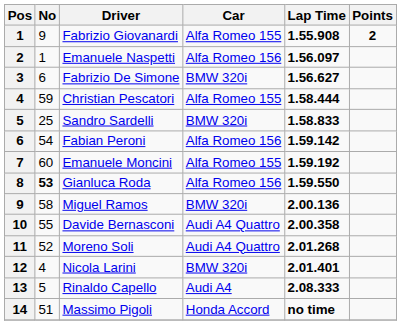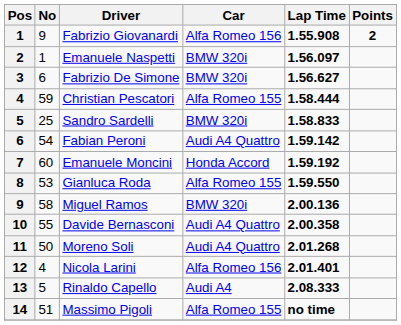(234, 36) Alfa Romeo 155 -> (234, 36) Alfa Romeo 156
(234, 57) Alfa Romeo 156 -> (216, 57) BMW 320i
(234, 141) Alfa Romeo 156 -> (233, 141) Audi A4 Quattro
(234, 162) Alfa Romeo 155 -> (228, 162) Honda Accord
(46, 183) bold -> (46, 183) normal
(234, 183) Alfa Romeo 156 -> (234, 183) Alfa Romeo 155
(46, 246) 52 -> (46, 246) 50
(216, 267) BMW 320i -> (234, 267) Alfa Romeo 156
(228, 309) Honda Accord -> (234, 309) Alfa Romeo 155
